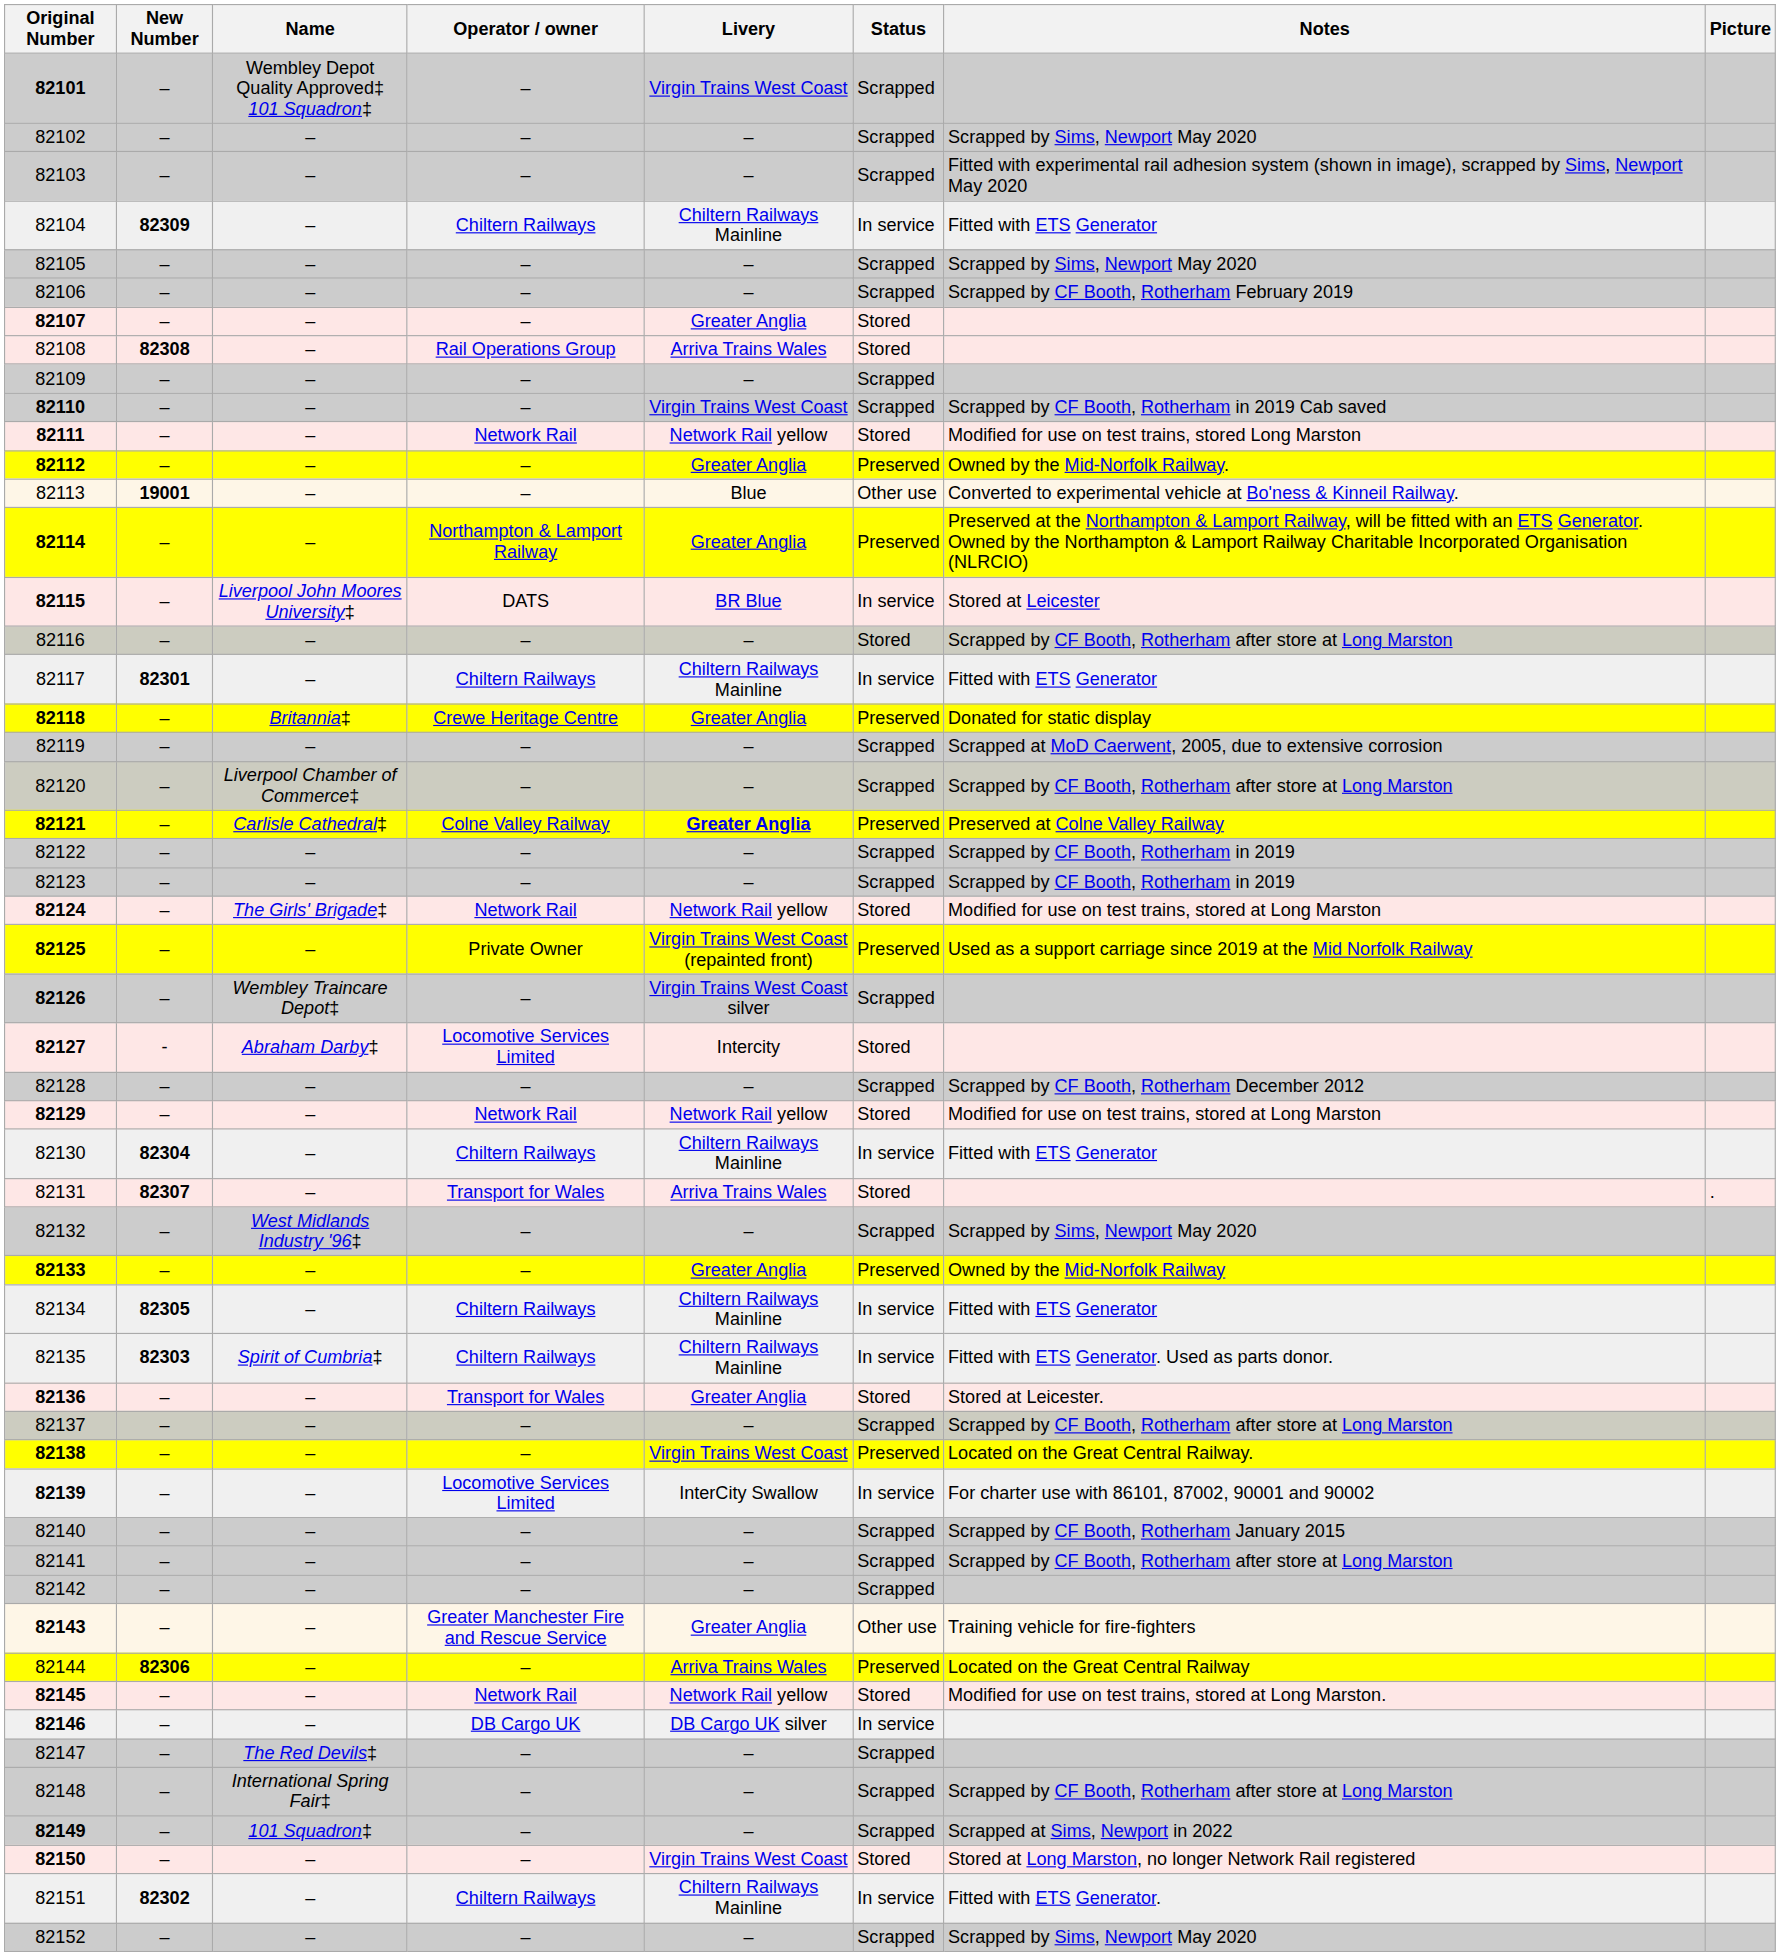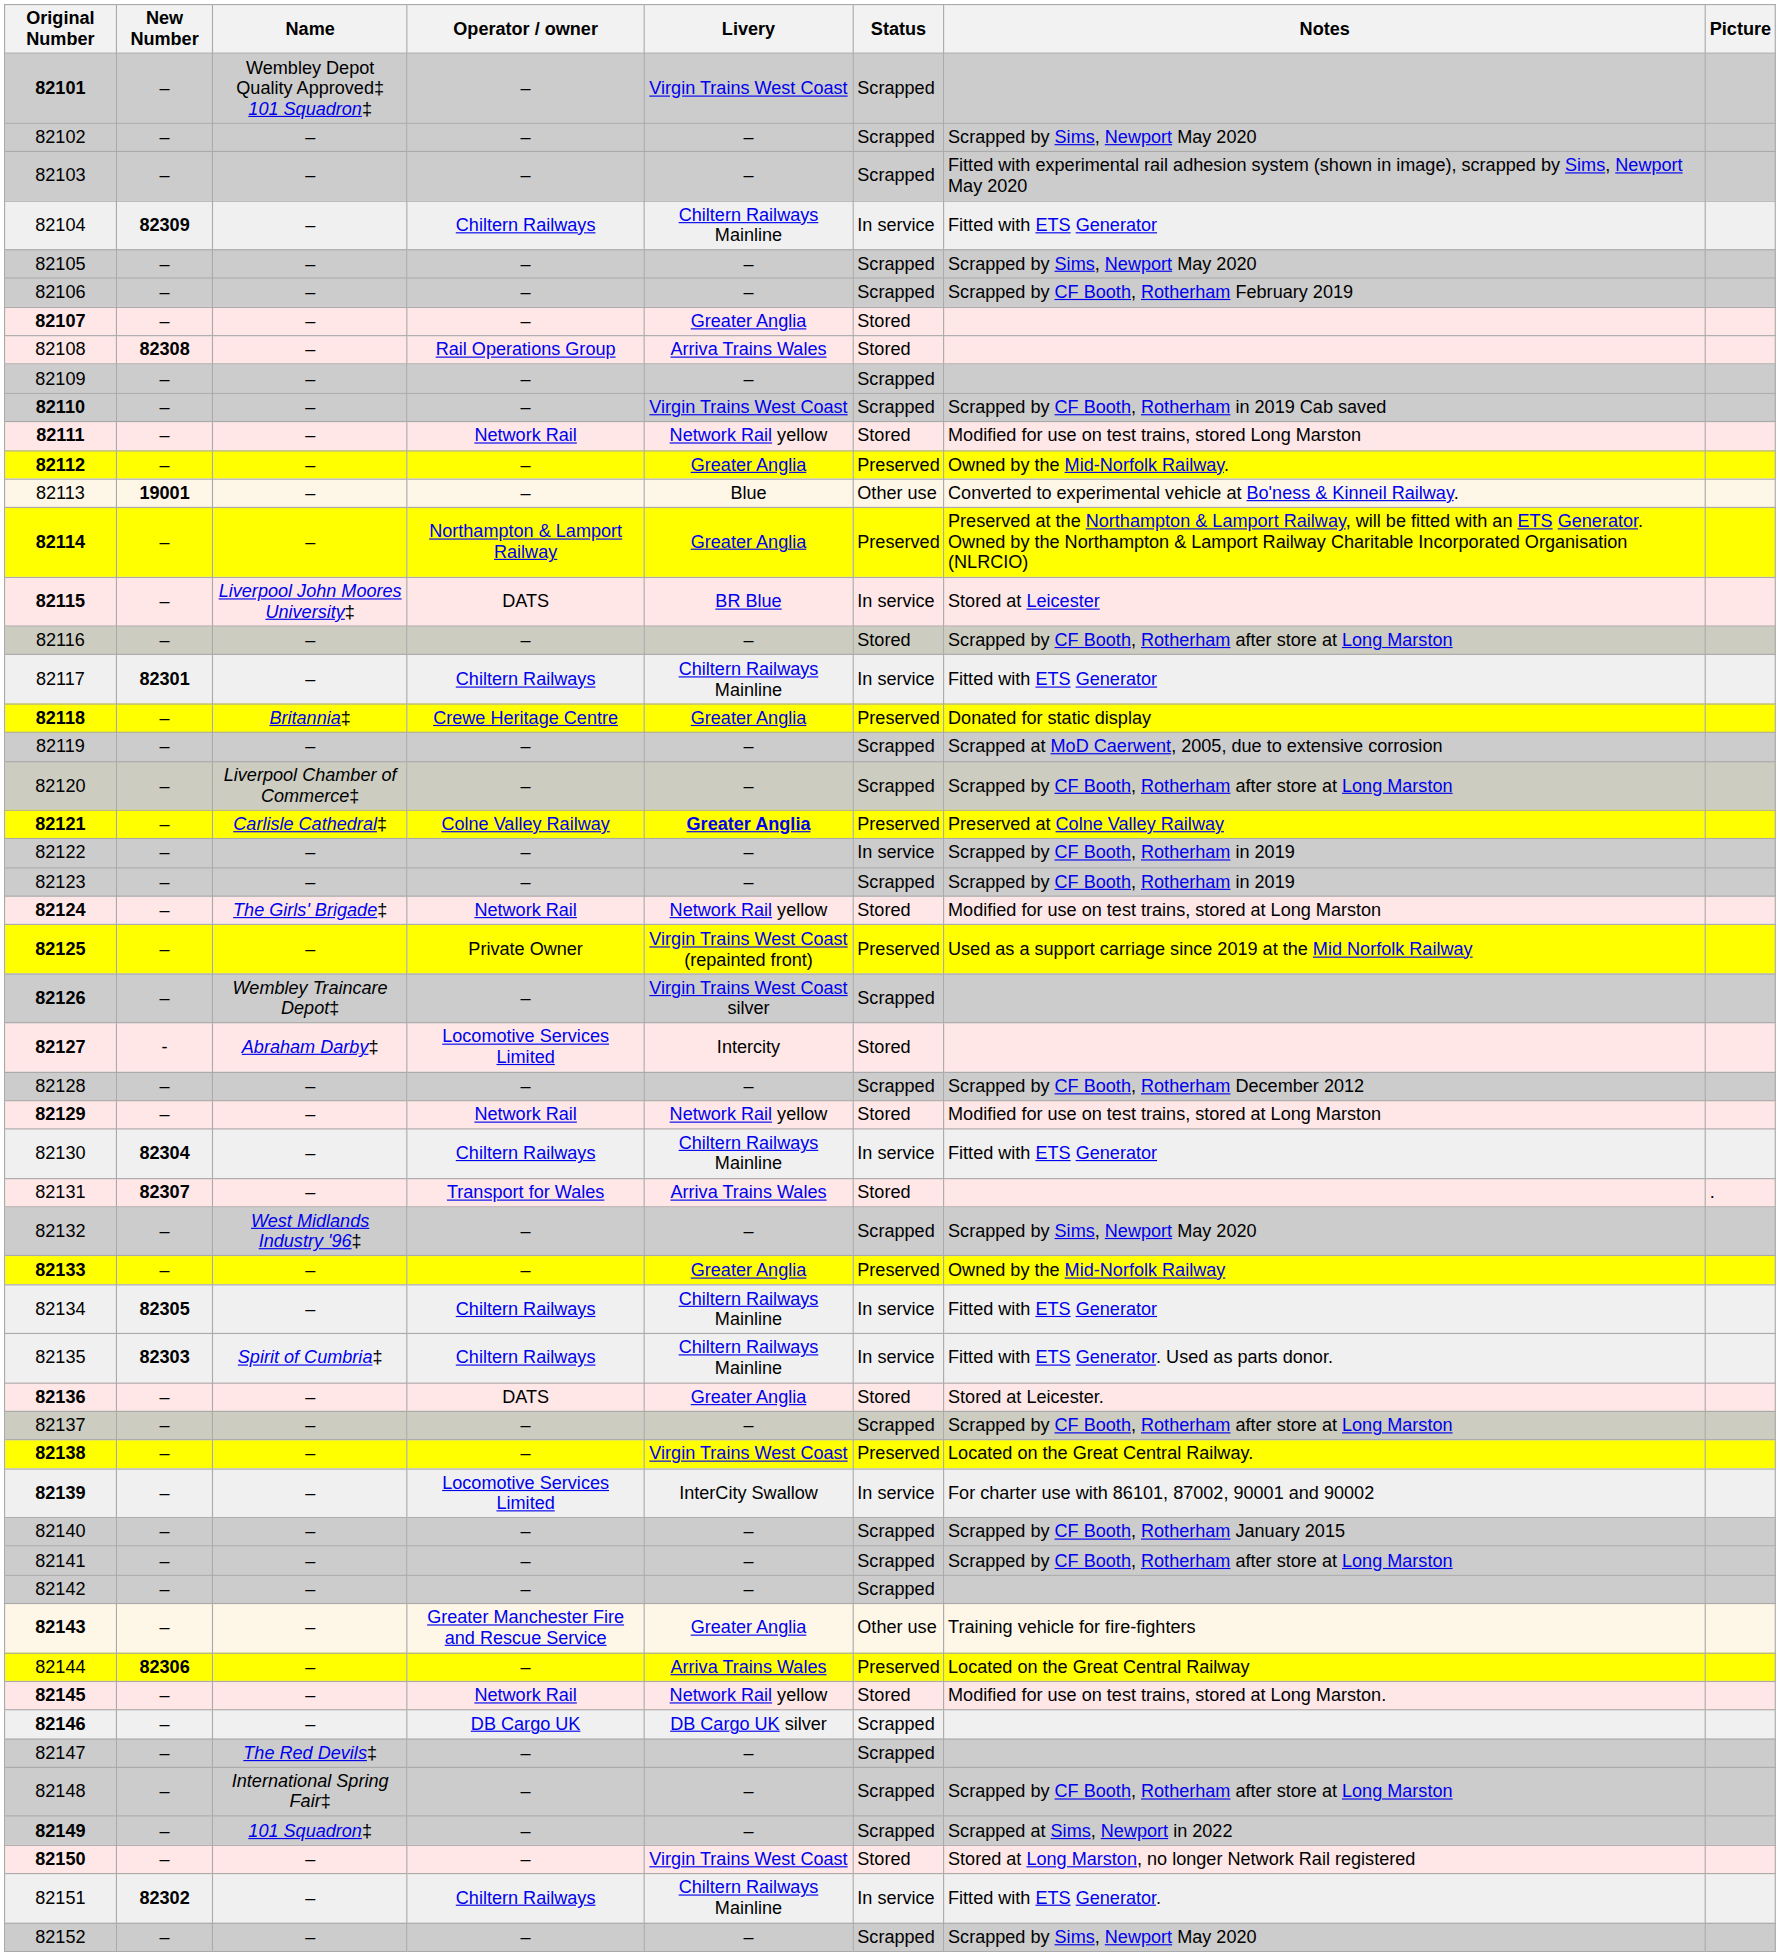(896, 853) Scrapped -> (896, 853) In service
(526, 1396) Transport for Wales -> (526, 1396) DATS
(896, 1724) In service -> (896, 1724) Scrapped
